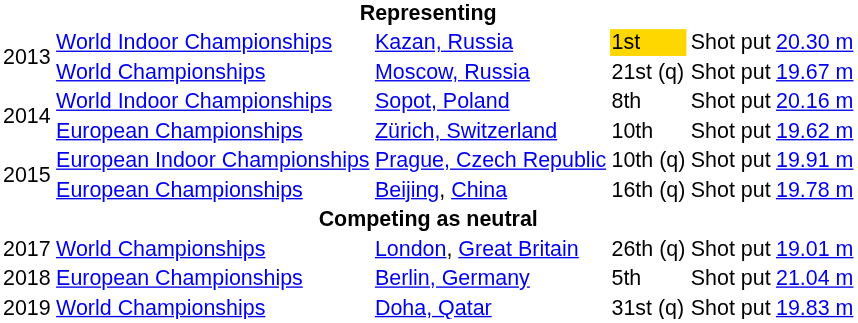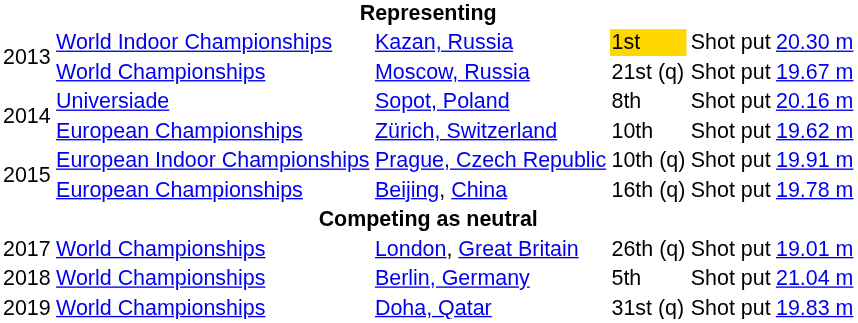(194, 101) World Indoor Championships -> (113, 101) Universiade
(179, 278) European Championships -> (161, 278) World Championships
